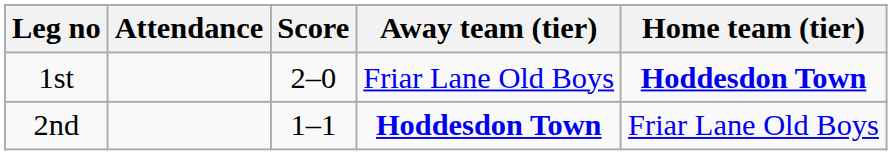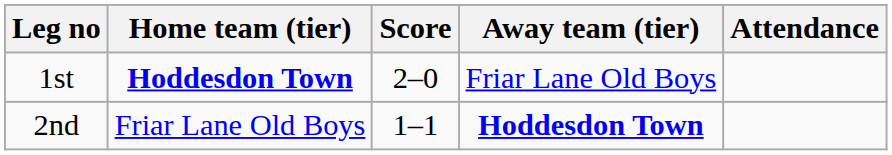columns swapped: (754, 28) <-> (189, 28)
